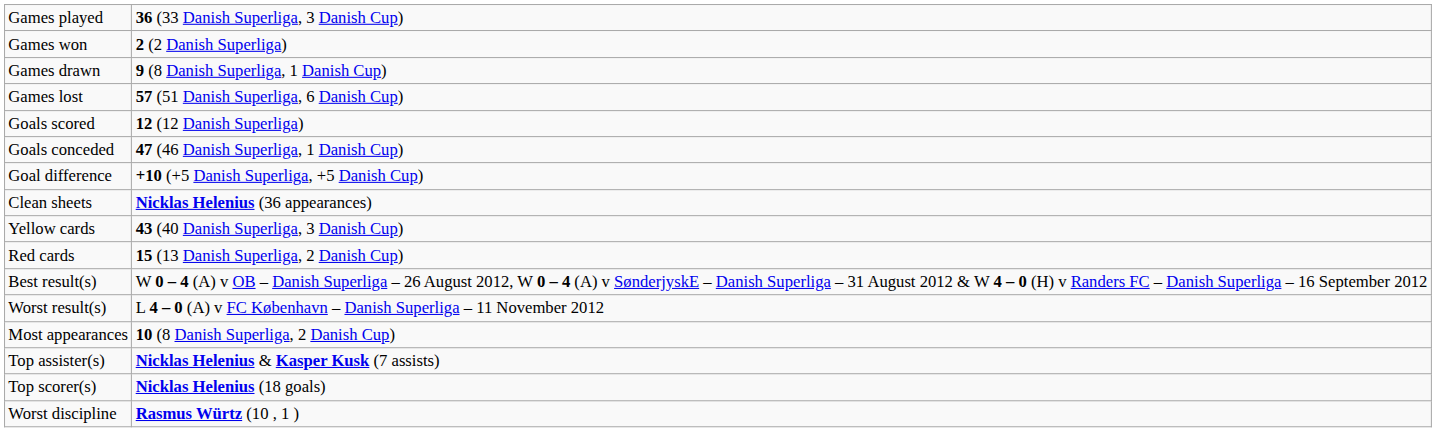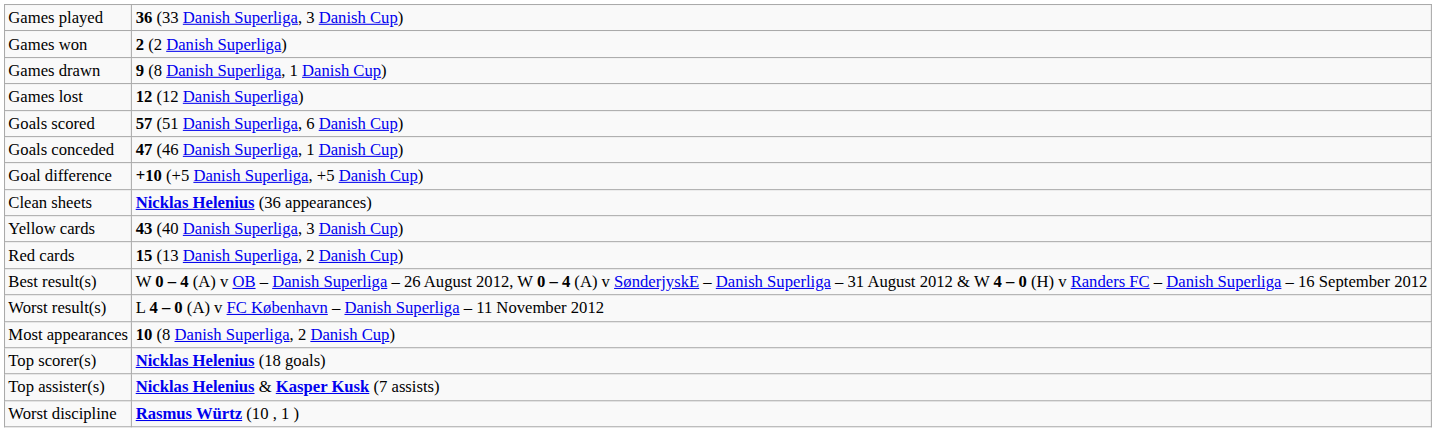(269, 96) 57 (51 Danish Superliga, 6 Danish Cup) -> (220, 96) 12 (12 Danish Superliga)
(220, 123) 12 (12 Danish Superliga) -> (269, 123) 57 (51 Danish Superliga, 6 Danish Cup)
rows swapped: (52, 387) <-> (57, 360)
